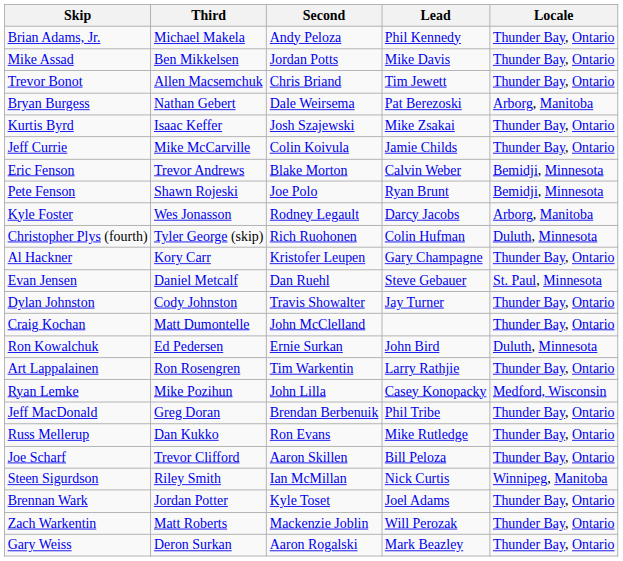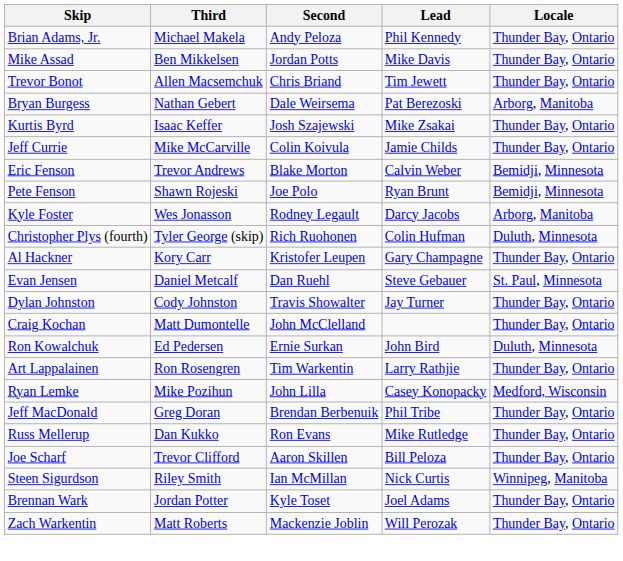- row: (40, 545)
